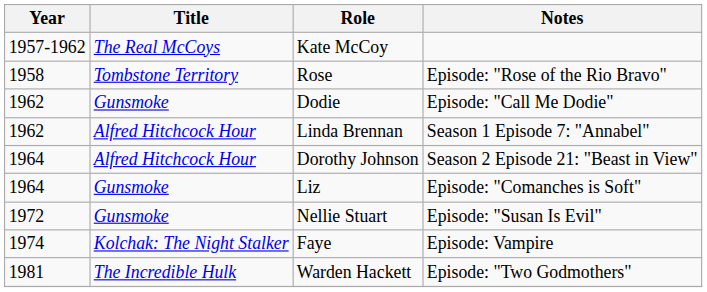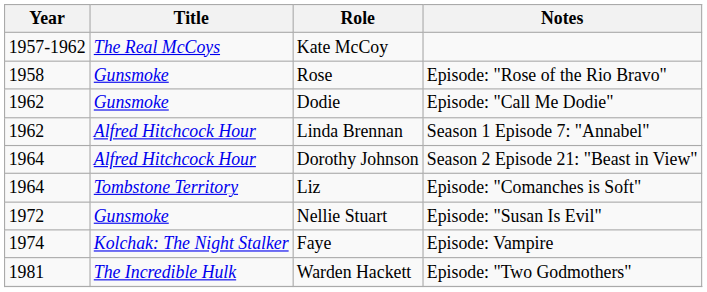(166, 74) Tombstone Territory -> (131, 74) Gunsmoke
(131, 187) Gunsmoke -> (166, 187) Tombstone Territory
